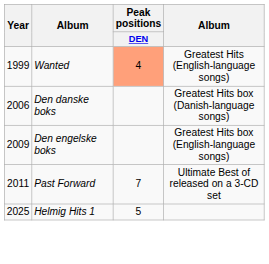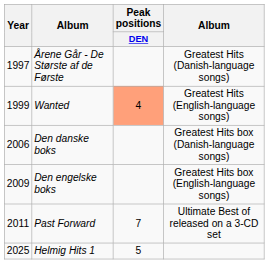+ row: (69, 66)
